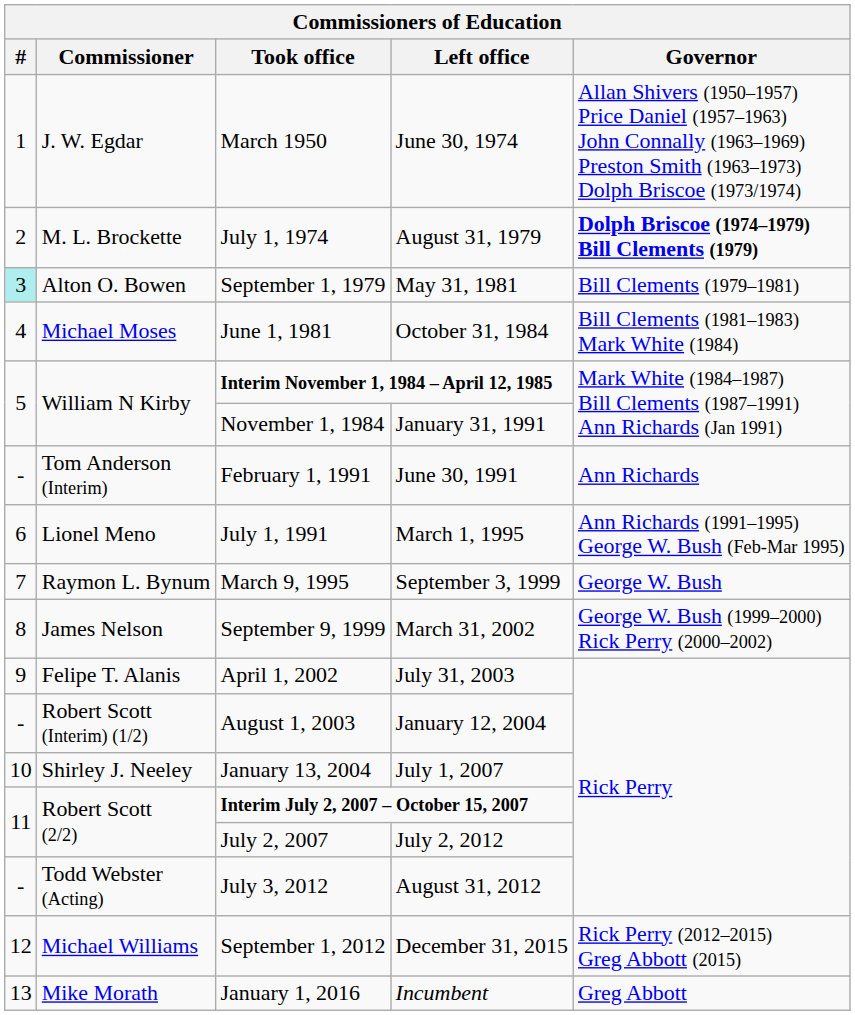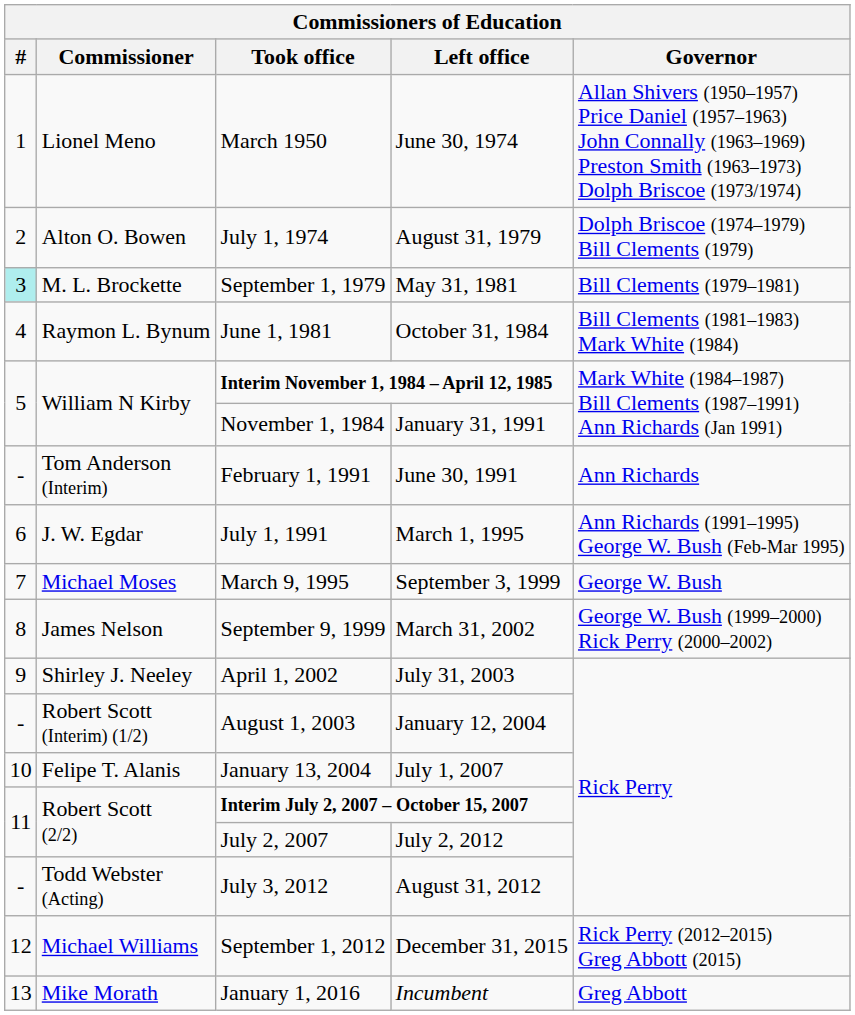(92, 140) J. W. Egdar -> (99, 140) Lionel Meno
(112, 237) M. L. Brockette -> (114, 237) Alton O. Bowen
(694, 237) bold -> (691, 237) normal
(114, 284) Alton O. Bowen -> (112, 284) M. L. Brockette
(109, 331) Michael Moses -> (126, 331) Raymon L. Bynum
(99, 534) Lionel Meno -> (92, 534) J. W. Egdar
(126, 581) Raymon L. Bynum -> (109, 581) Michael Moses
(111, 675) Felipe T. Alanis -> (117, 675) Shirley J. Neeley
(117, 769) Shirley J. Neeley -> (111, 769) Felipe T. Alanis
